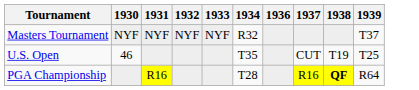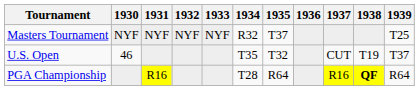+ column: (278, 14)
(369, 35) T37 -> (399, 35) T25
(369, 55) T25 -> (399, 55) T37
